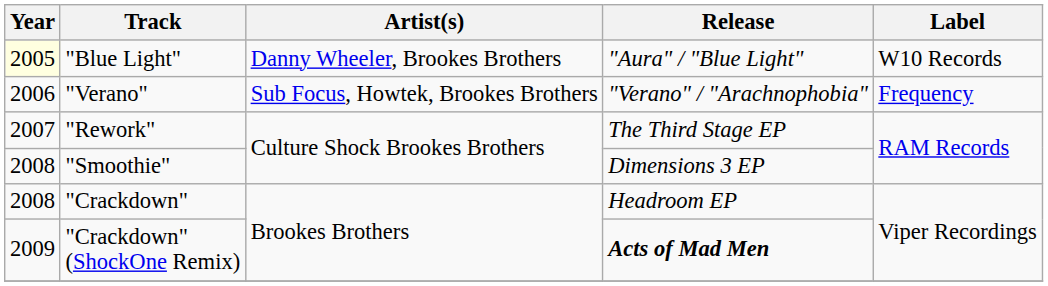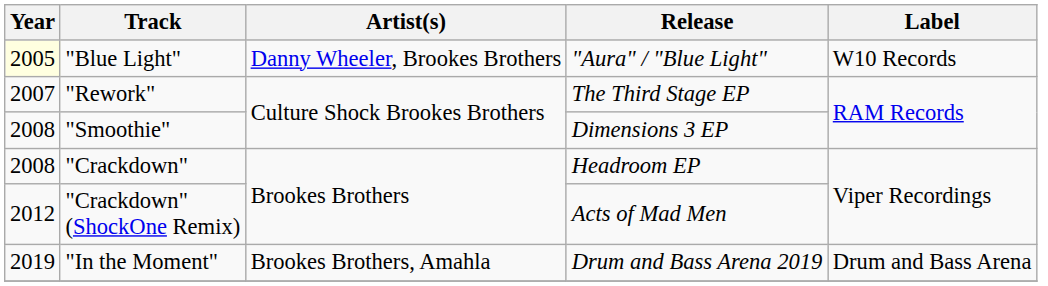- row: (107, 93)
(32, 249) 2009 -> (32, 213) 2012
(689, 249) bold -> (649, 213) normal
+ row: (142, 262)
